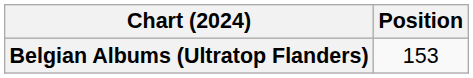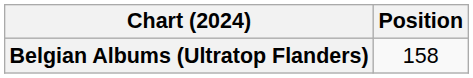(421, 55) 153 -> (421, 55) 158
